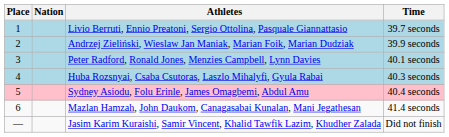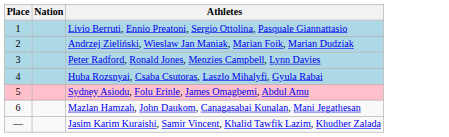- column: (414, 12)
